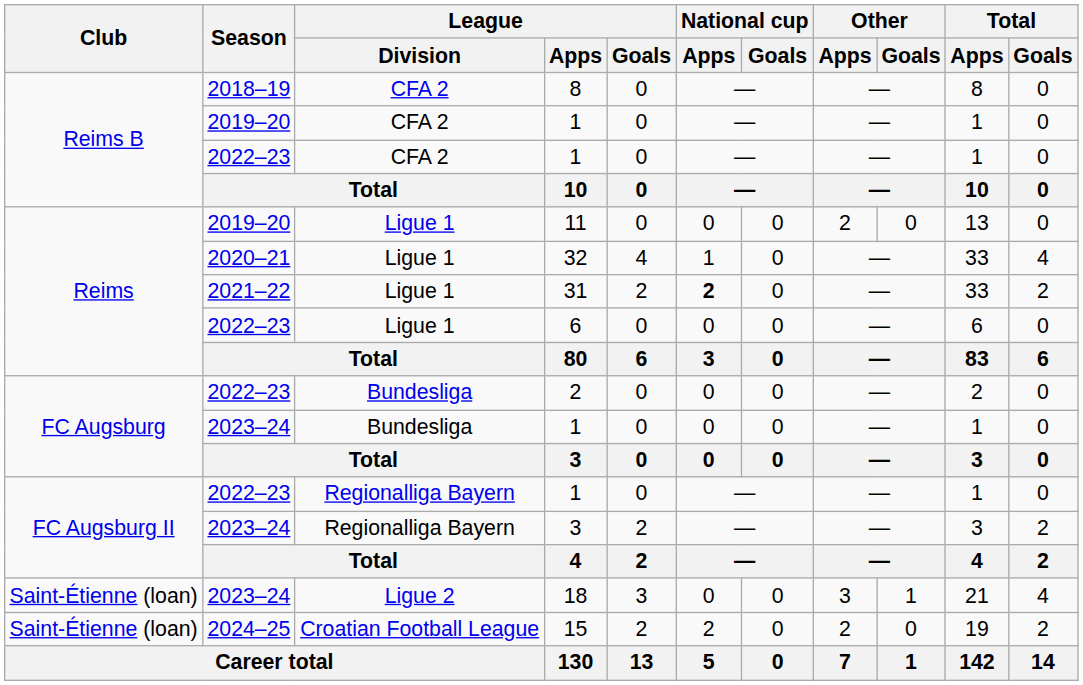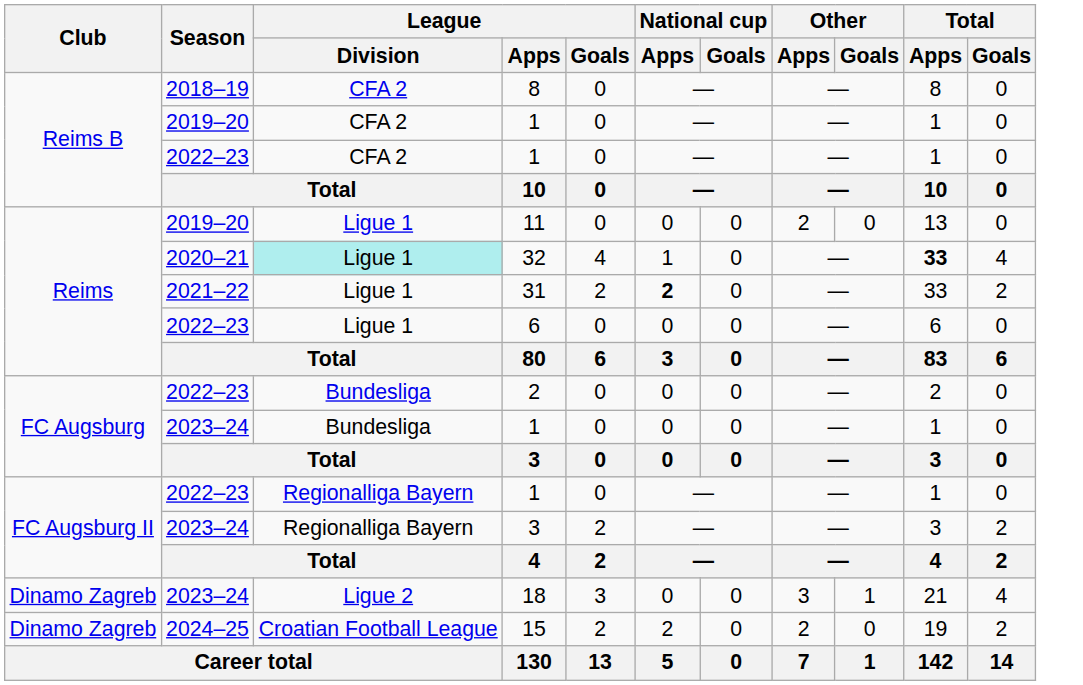(420, 257) no background -> (378, 257) paleturquoise background
(977, 257) normal -> (936, 257) bold
(104, 595) Saint-Étienne (loan) -> (83, 595) Dinamo Zagreb
(104, 628) Saint-Étienne (loan) -> (83, 628) Dinamo Zagreb
